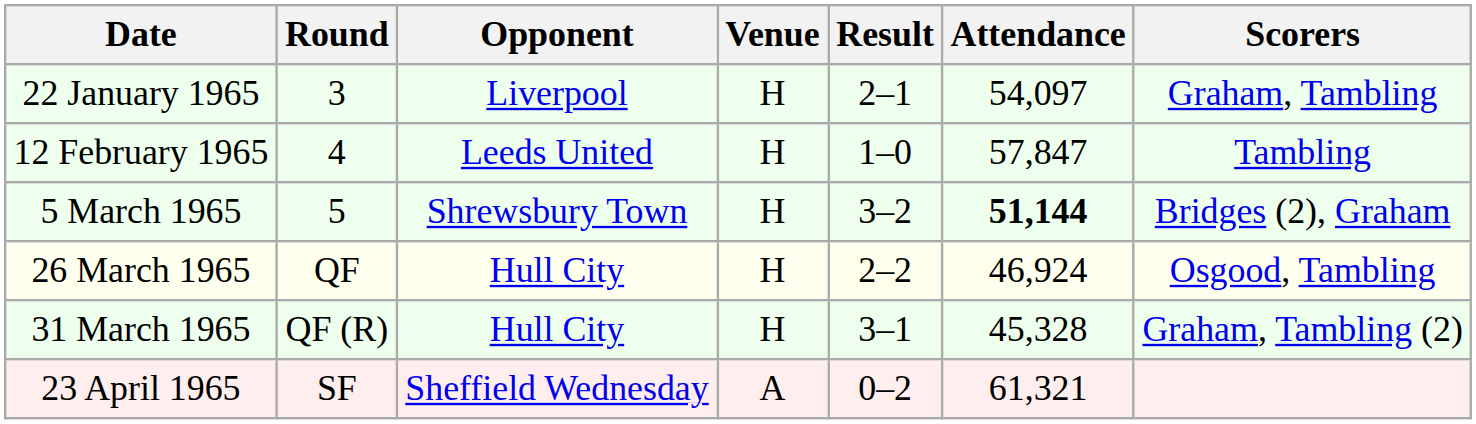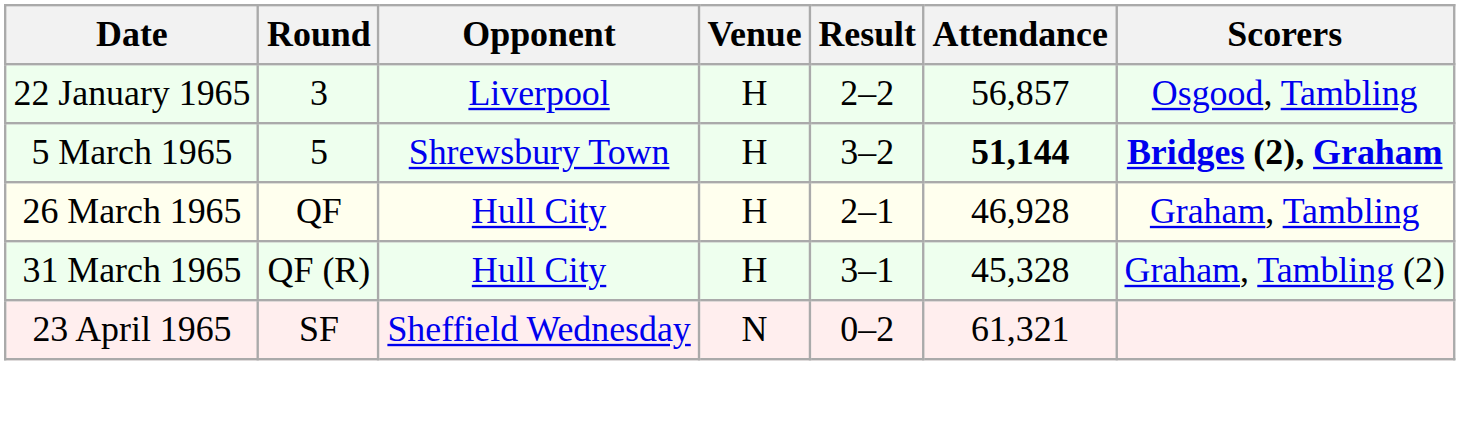(885, 93) 2–1 -> (867, 93) 2–2
(1038, 93) 54,097 -> (1020, 93) 56,857
(1303, 93) Graham, Tambling -> (1285, 93) Osgood, Tambling
- row: (141, 152)
(1303, 211) normal -> (1285, 152) bold
(885, 270) 2–2 -> (867, 211) 2–1
(1038, 270) 46,924 -> (1020, 211) 46,928
(1303, 270) Osgood, Tambling -> (1285, 211) Graham, Tambling
(772, 389) A -> (755, 329) N
